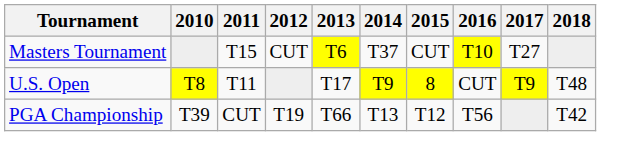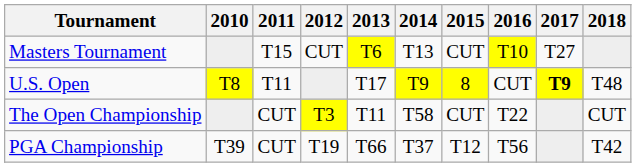(383, 52) T37 -> (418, 52) T13
(525, 83) normal -> (560, 83) bold
+ row: (105, 115)
(383, 115) T13 -> (418, 146) T37
